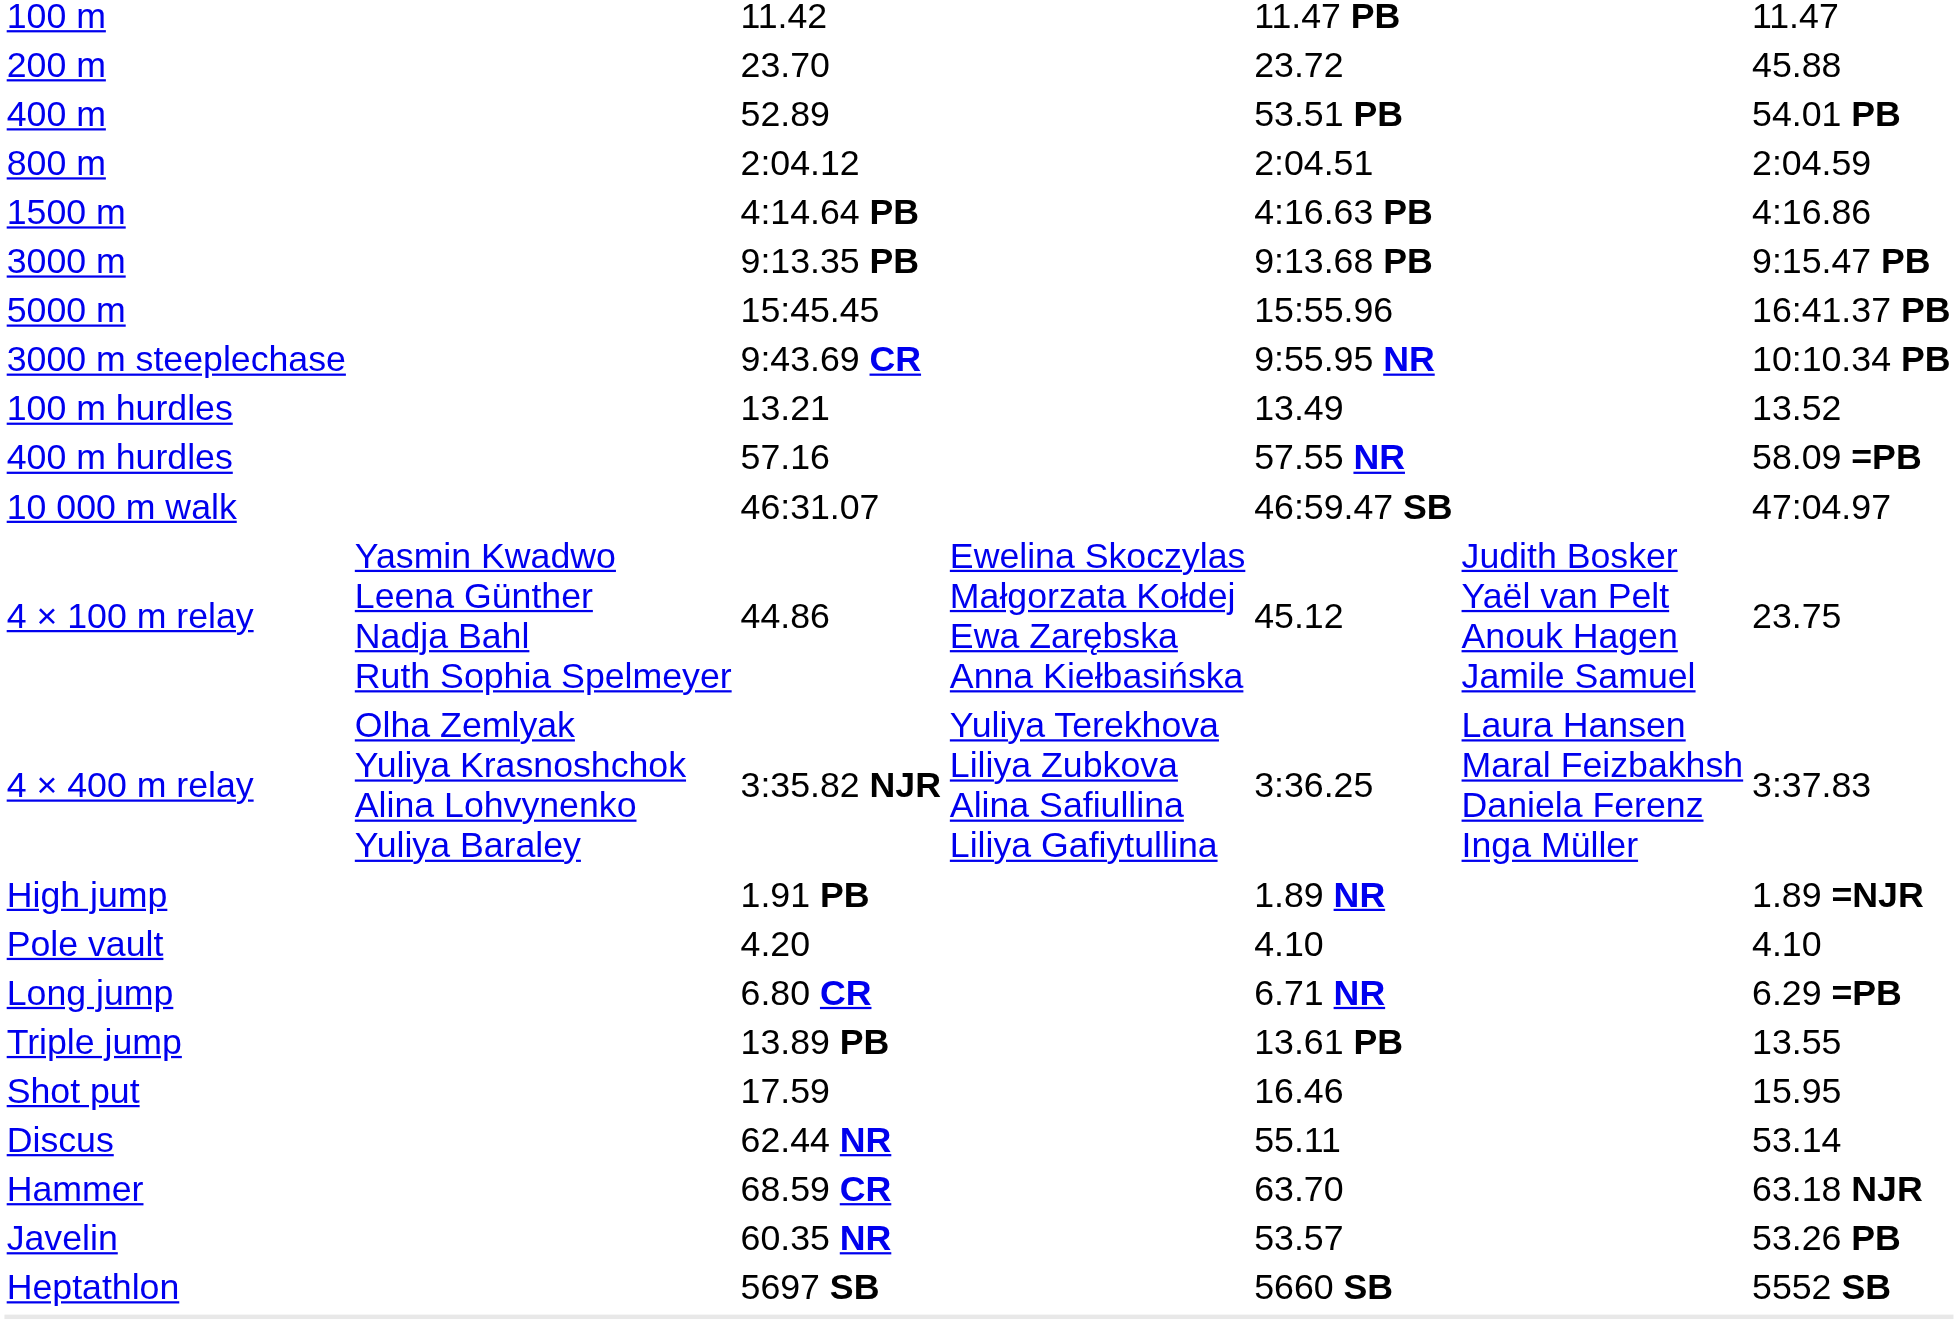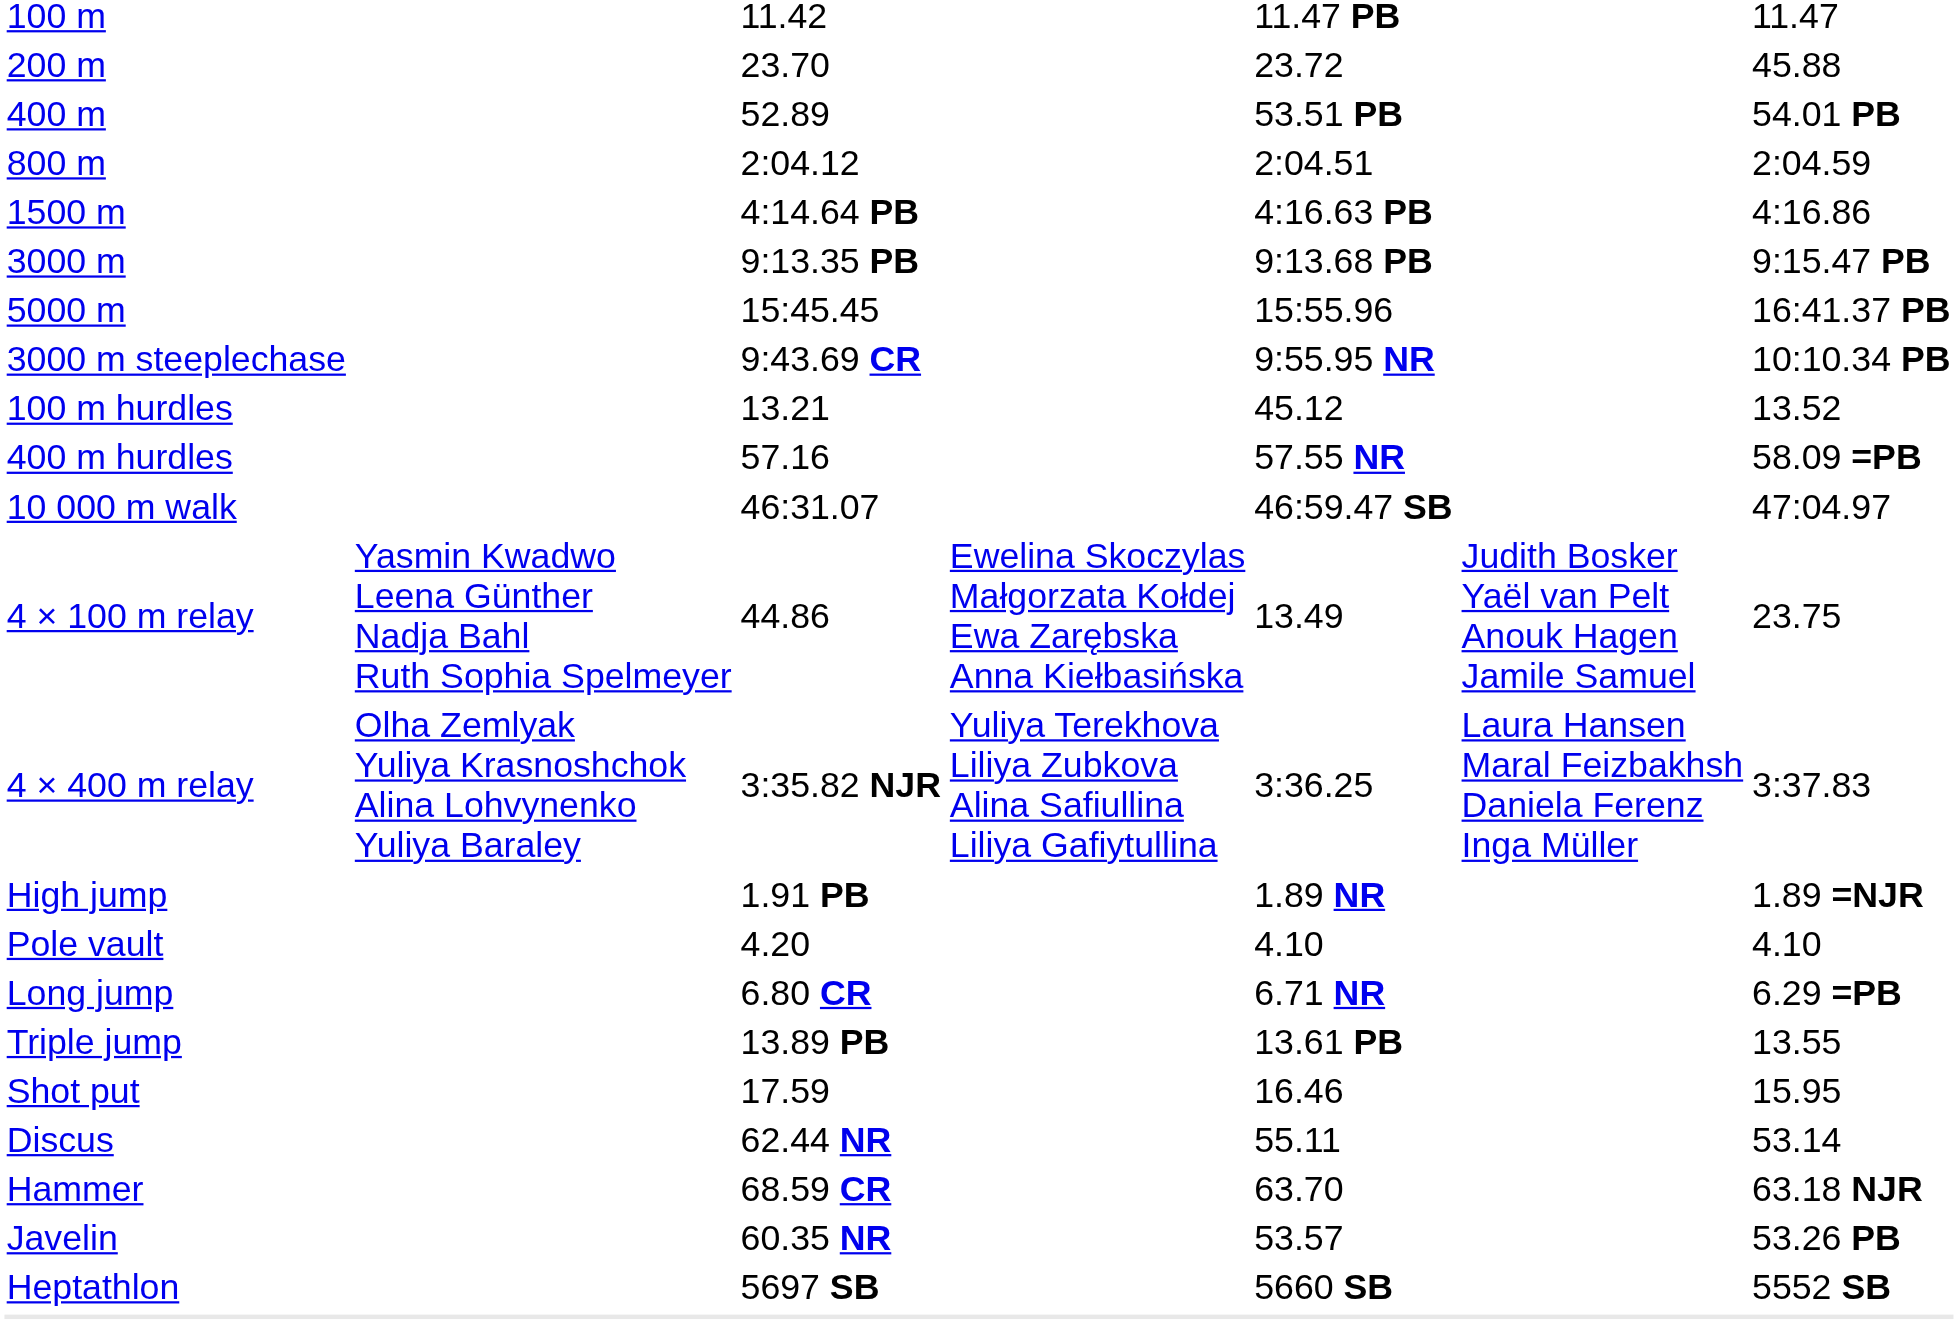(1299, 408) 13.49 -> (1299, 408) 45.12
(1299, 616) 45.12 -> (1299, 616) 13.49
